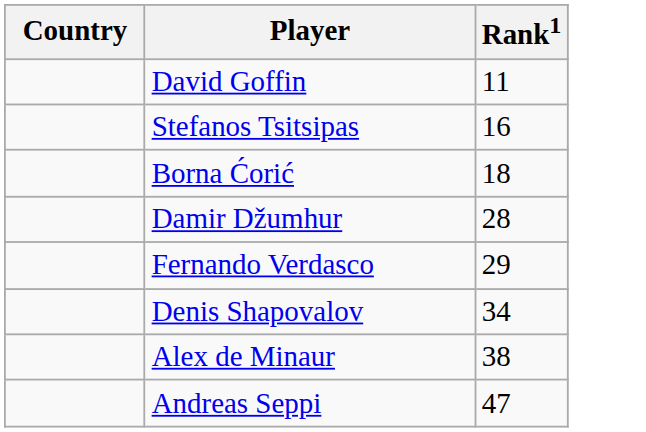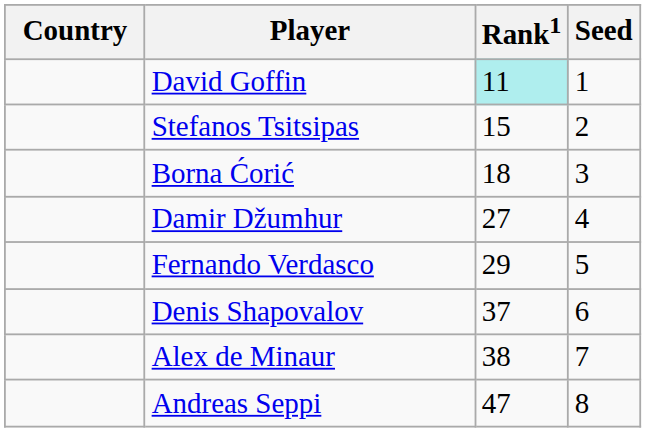+ column: (604, 31)
(496, 81) no background -> (496, 81) paleturquoise background
(496, 127) 16 -> (496, 127) 15
(496, 219) 28 -> (496, 219) 27
(496, 310) 34 -> (496, 310) 37
